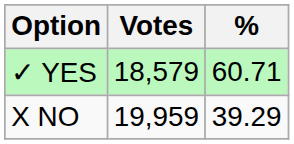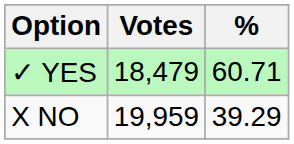(156, 71) 18,579 -> (156, 71) 18,479
